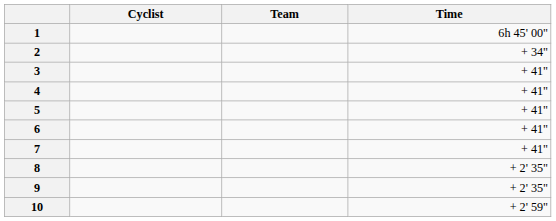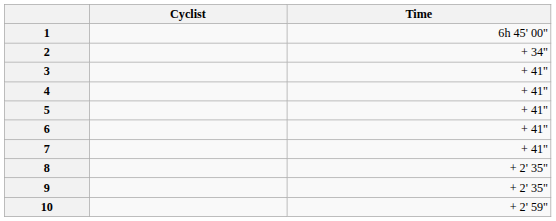- column: (285, 14)
